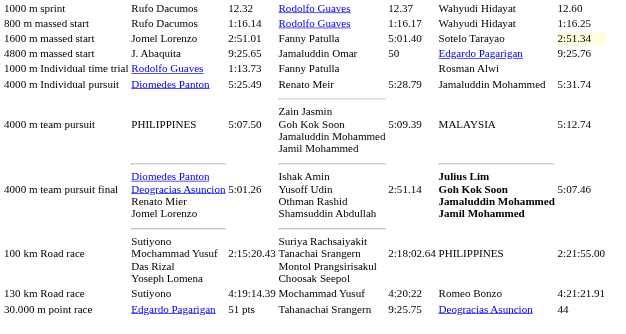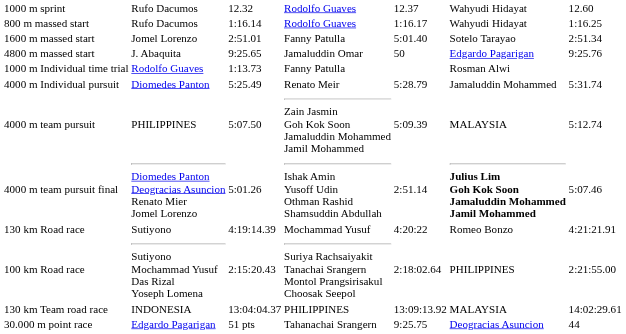(574, 38) lightyellow background -> (585, 38) no background
rows swapped: (44, 254) <-> (44, 294)
+ row: (56, 309)
